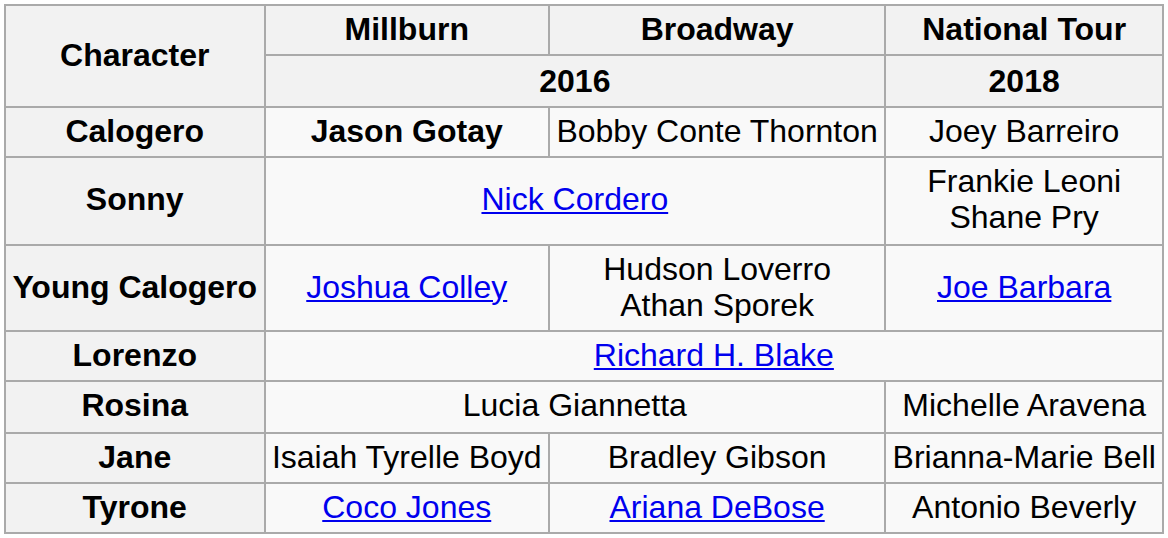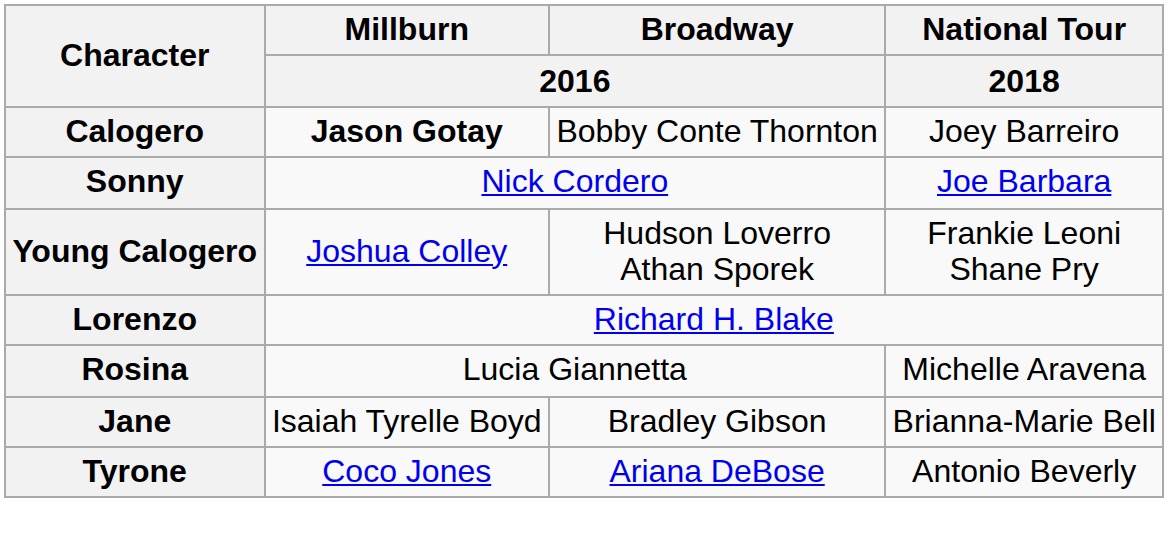(1024, 200) Frankie Leoni Shane Pry -> (1024, 182) Joe Barbara
(1024, 286) Joe Barbara -> (1024, 250) Frankie Leoni Shane Pry
